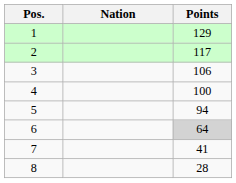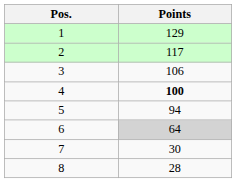- column: (118, 14)
(202, 91) normal -> (175, 91) bold
(202, 149) 41 -> (175, 149) 30
